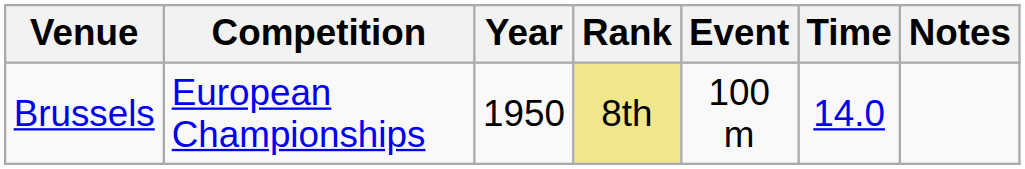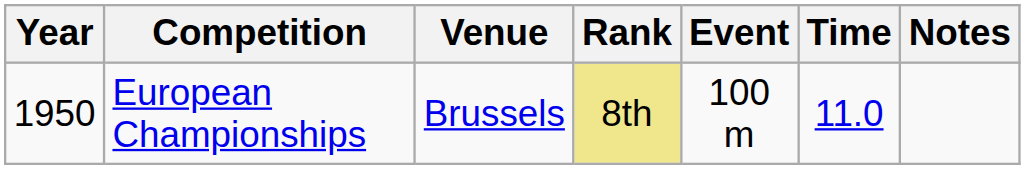columns swapped: (524, 33) <-> (84, 33)
(849, 112) 14.0 -> (849, 112) 11.0
